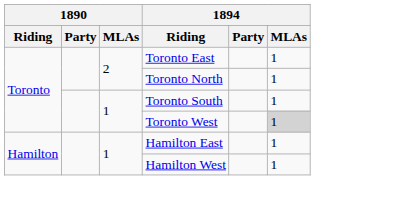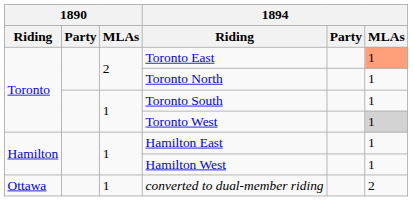(274, 57) no background -> (371, 57) lightsalmon background
+ row: (235, 185)
